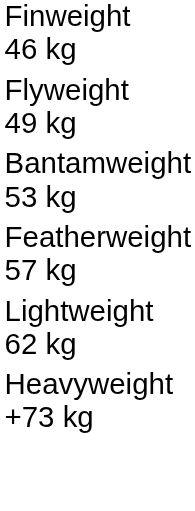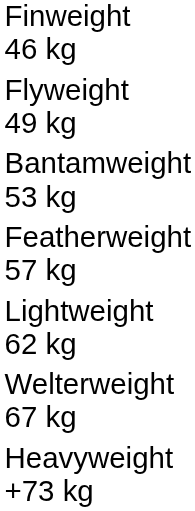+ row: (89, 401)
